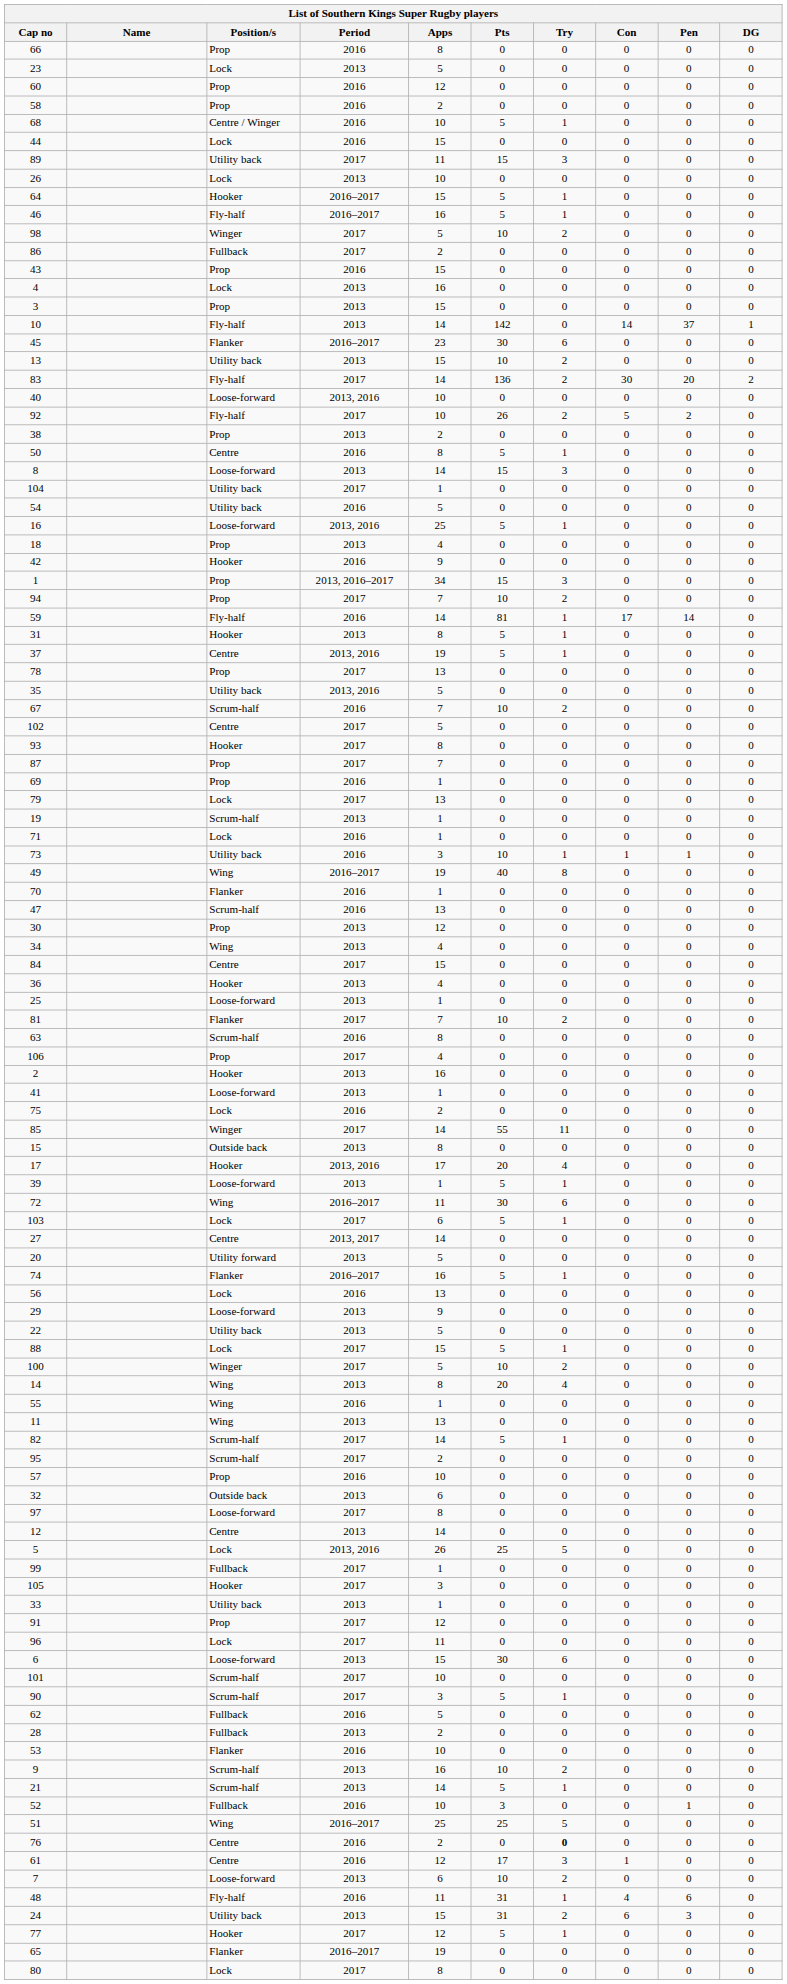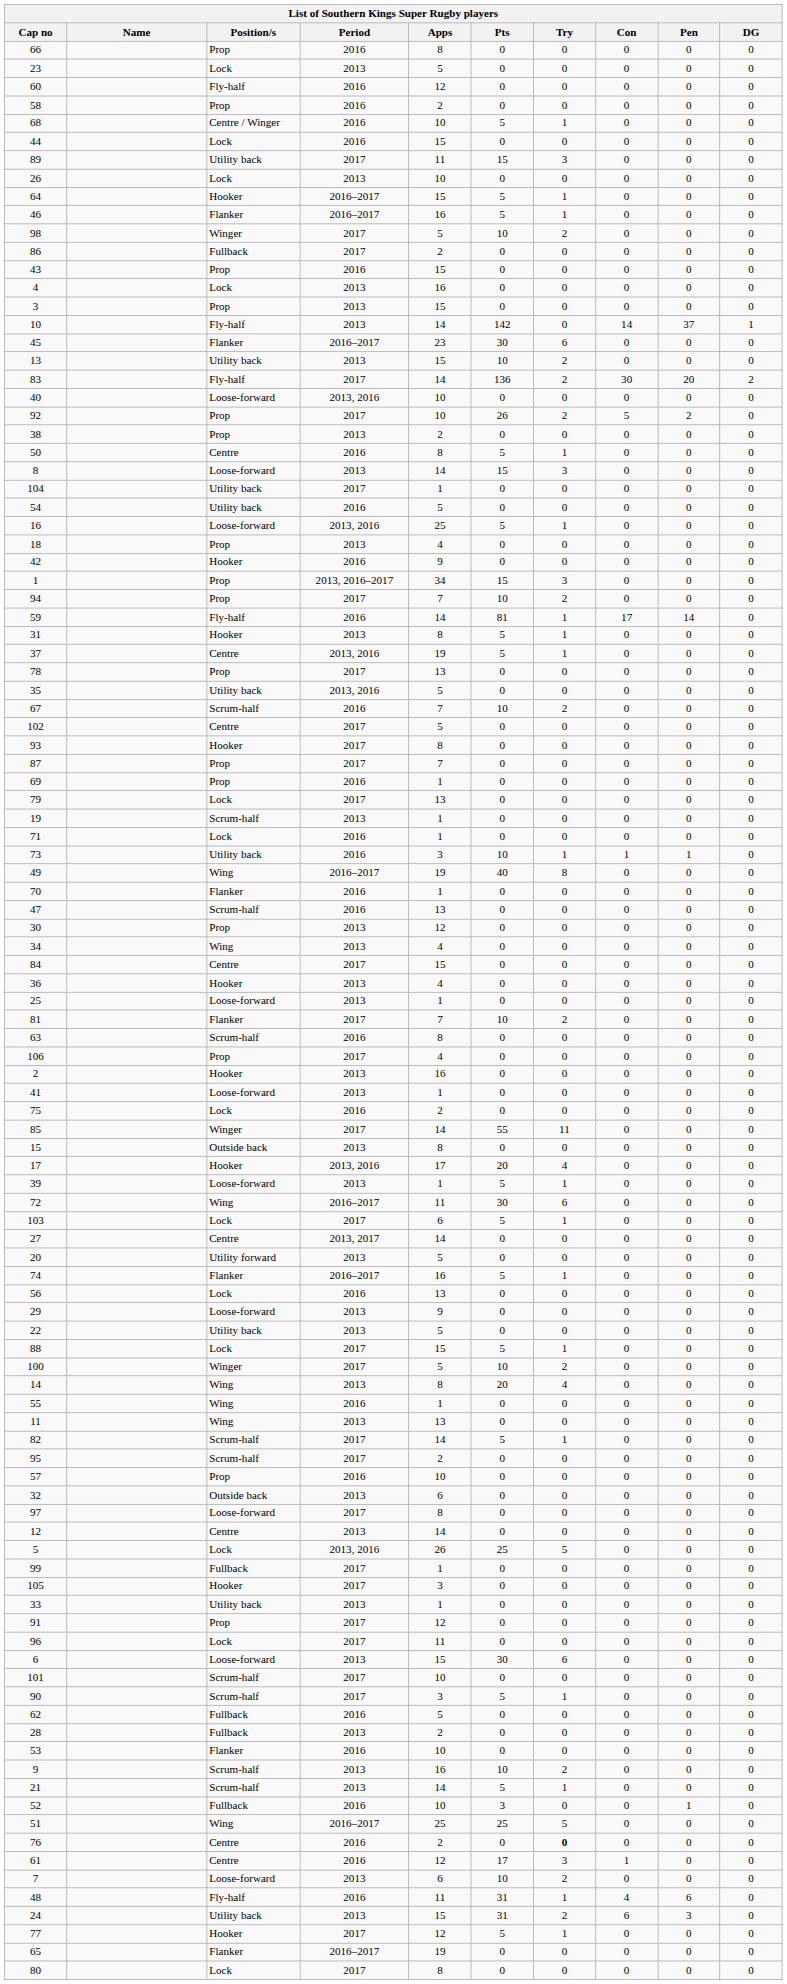(220, 87) Prop -> (227, 87) Fly-half
(227, 215) Fly-half -> (226, 215) Flanker
(227, 416) Fly-half -> (220, 416) Prop
